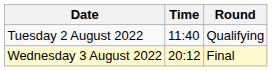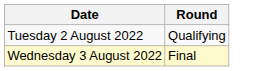- column: (184, 14)
